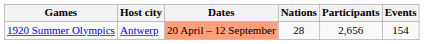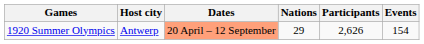(299, 30) 28 -> (299, 30) 29
(351, 30) 2,656 -> (351, 30) 2,626
